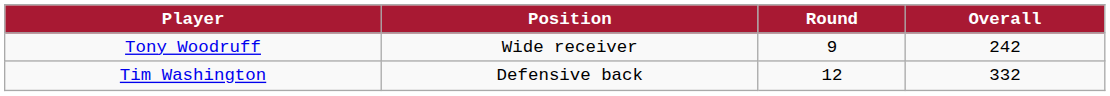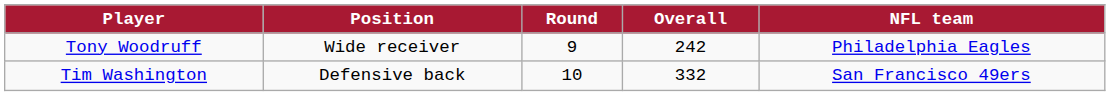+ column: (931, 19)
(832, 76) 12 -> (572, 76) 10
